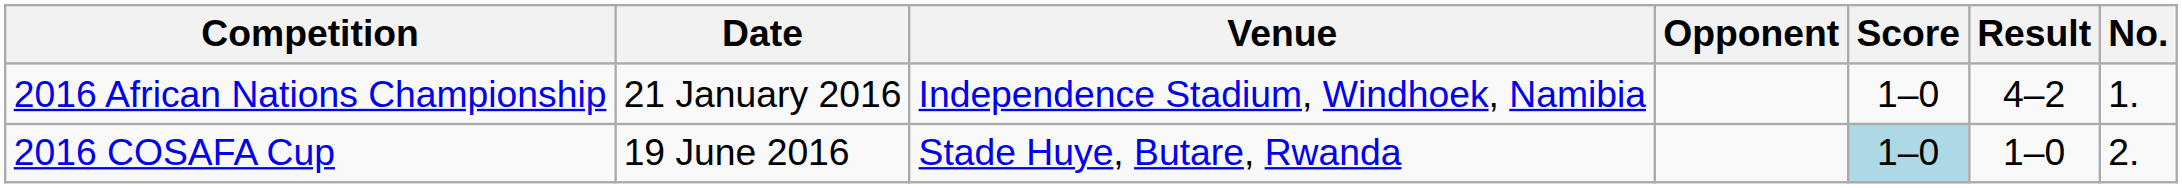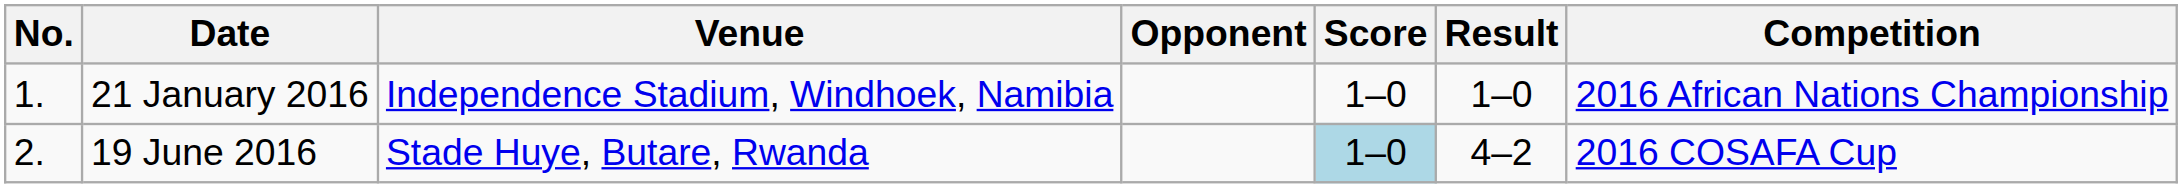columns swapped: (2138, 34) <-> (310, 34)
(2034, 93) 4–2 -> (1502, 93) 1–0
(2034, 152) 1–0 -> (1502, 152) 4–2
